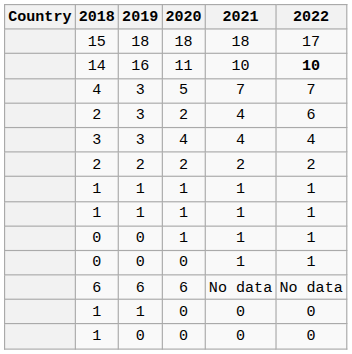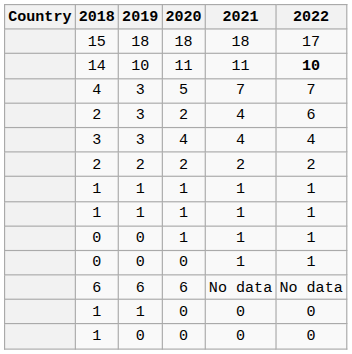(140, 66) 16 -> (140, 66) 10
(241, 66) 10 -> (241, 66) 11
